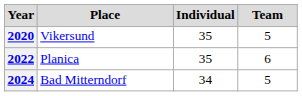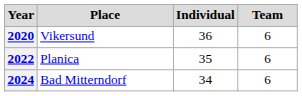(205, 36) 35 -> (205, 36) 36
(267, 36) 5 -> (267, 36) 6
(267, 79) 5 -> (267, 79) 6
